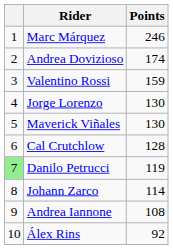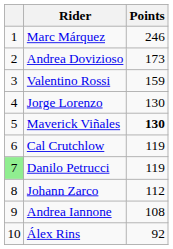(155, 59) 174 -> (155, 59) 173
(155, 124) normal -> (155, 124) bold
(155, 146) 128 -> (155, 146) 119
(155, 190) 114 -> (155, 190) 112
